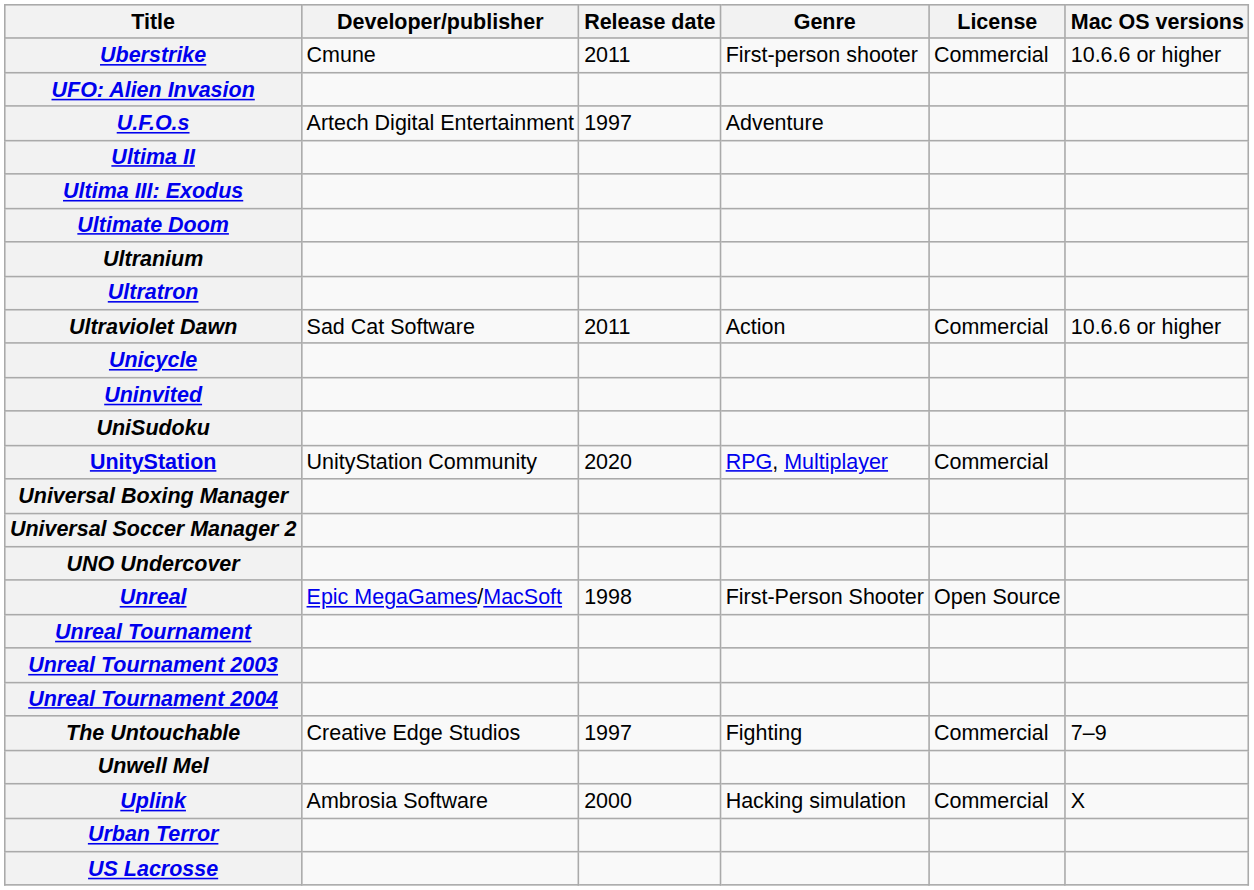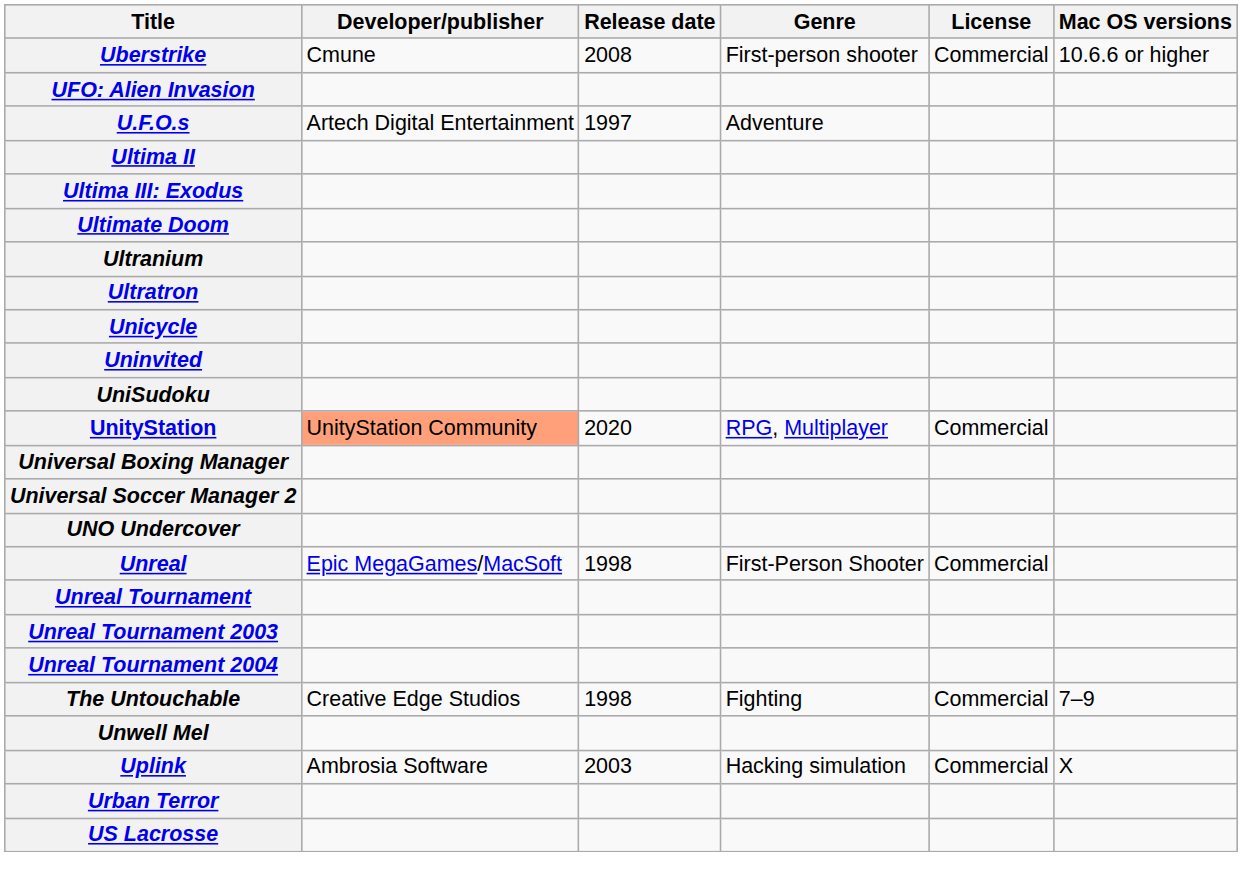(607, 55) 2011 -> (608, 55) 2008
- row: (153, 326)
(422, 462) no background -> (422, 428) lightsalmon background
(997, 597) Open Source -> (991, 563) Commercial
(608, 733) 1997 -> (608, 699) 1998
(608, 800) 2000 -> (608, 766) 2003
